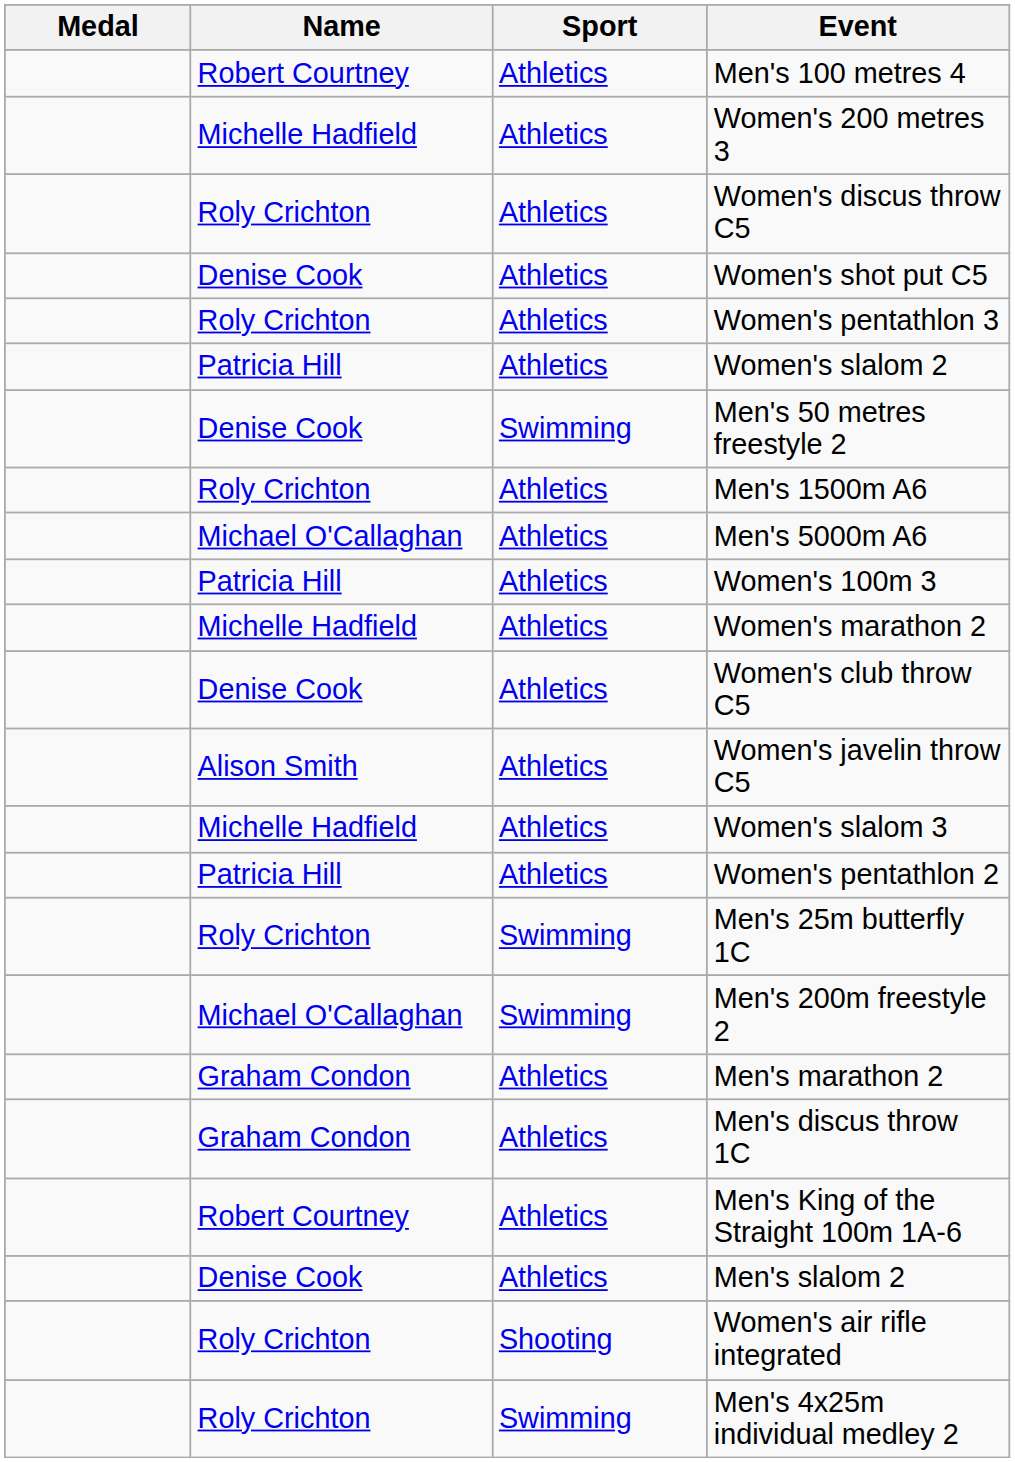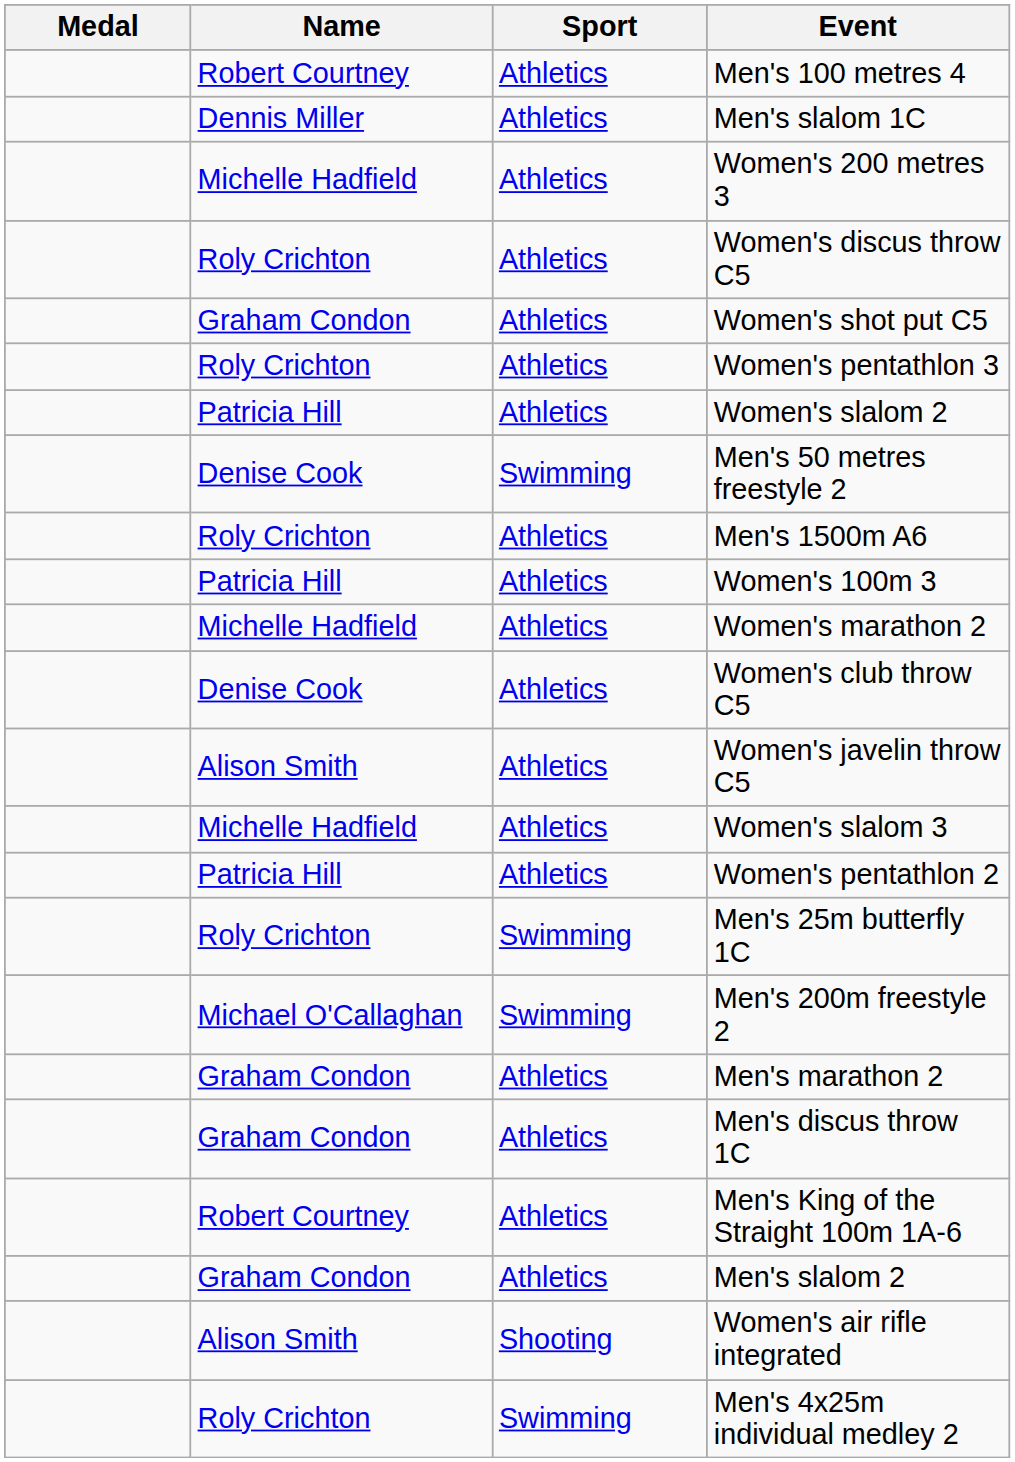+ row: (820, 118)
(280, 274) Denise Cook -> (304, 320) Graham Condon
- row: (821, 535)
(280, 1278) Denise Cook -> (304, 1278) Graham Condon
(284, 1339) Roly Crichton -> (278, 1339) Alison Smith
